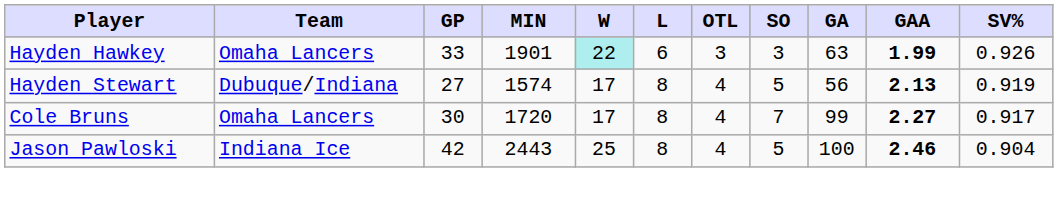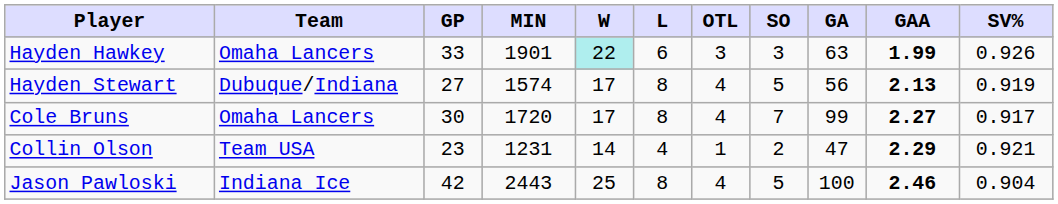+ row: (81, 151)
